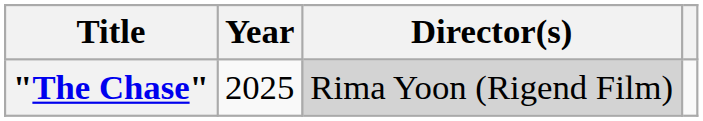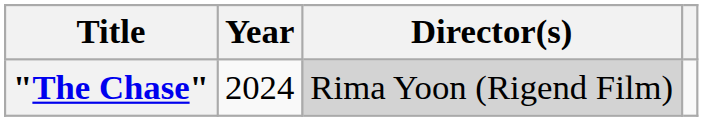(260, 87) 2025 -> (260, 87) 2024
